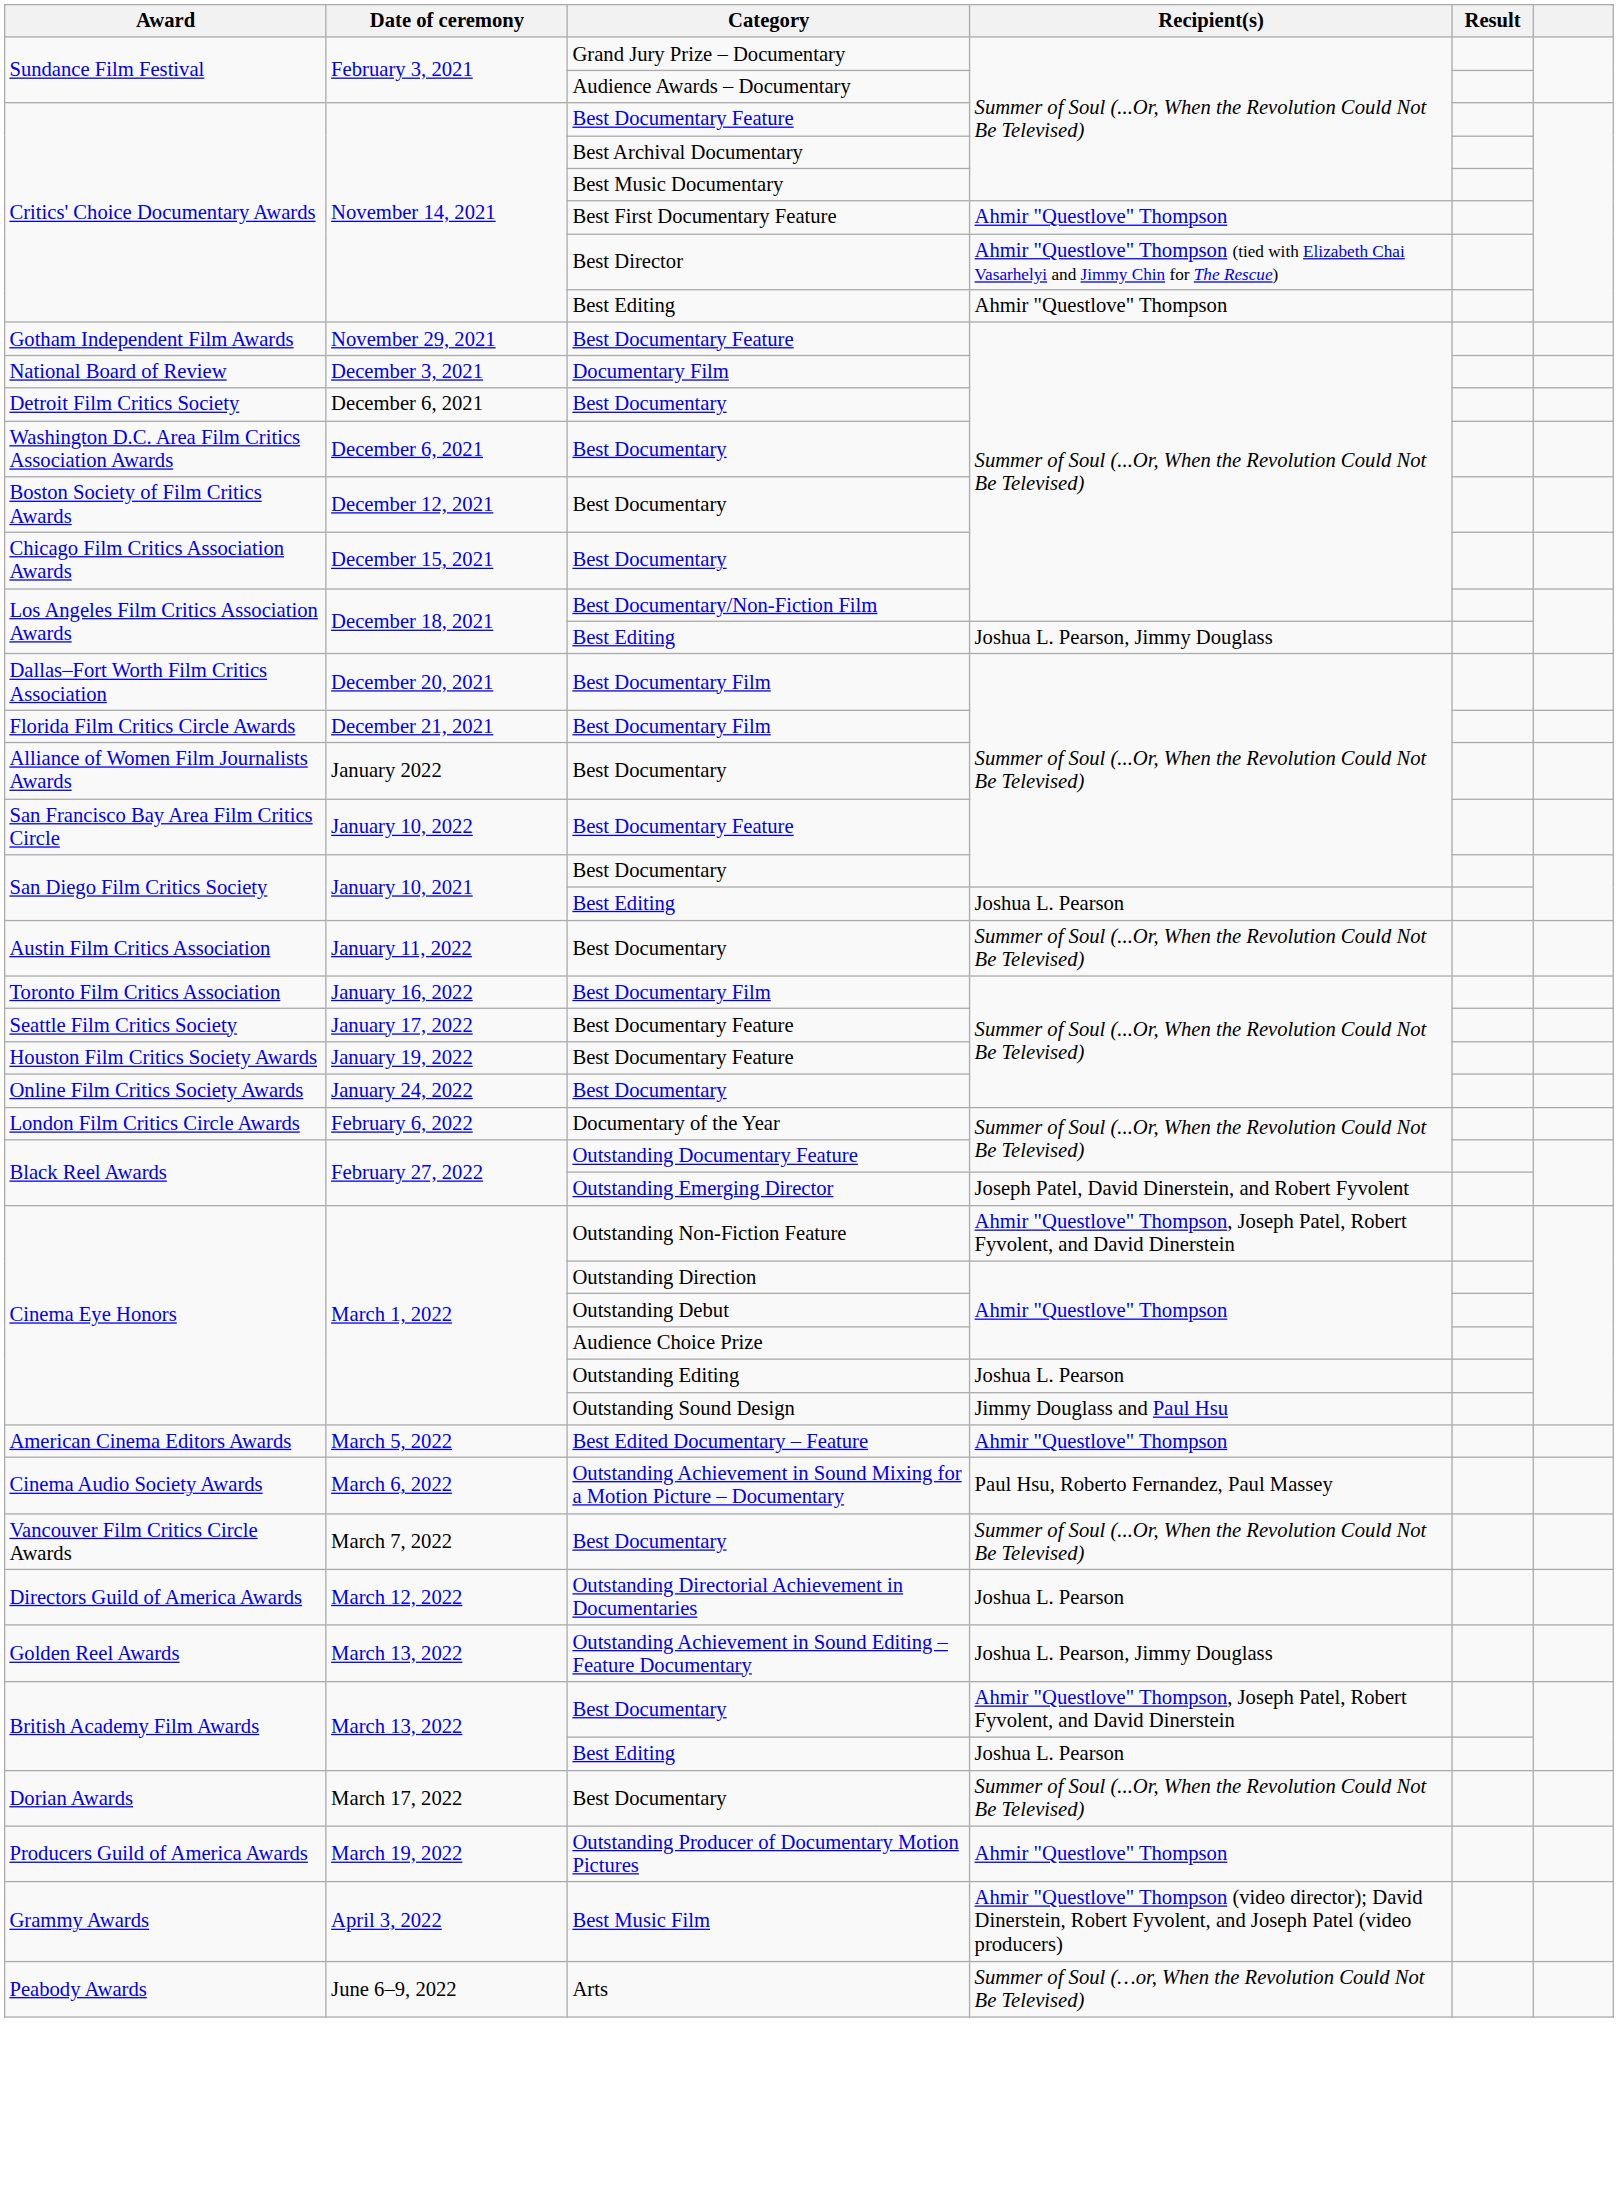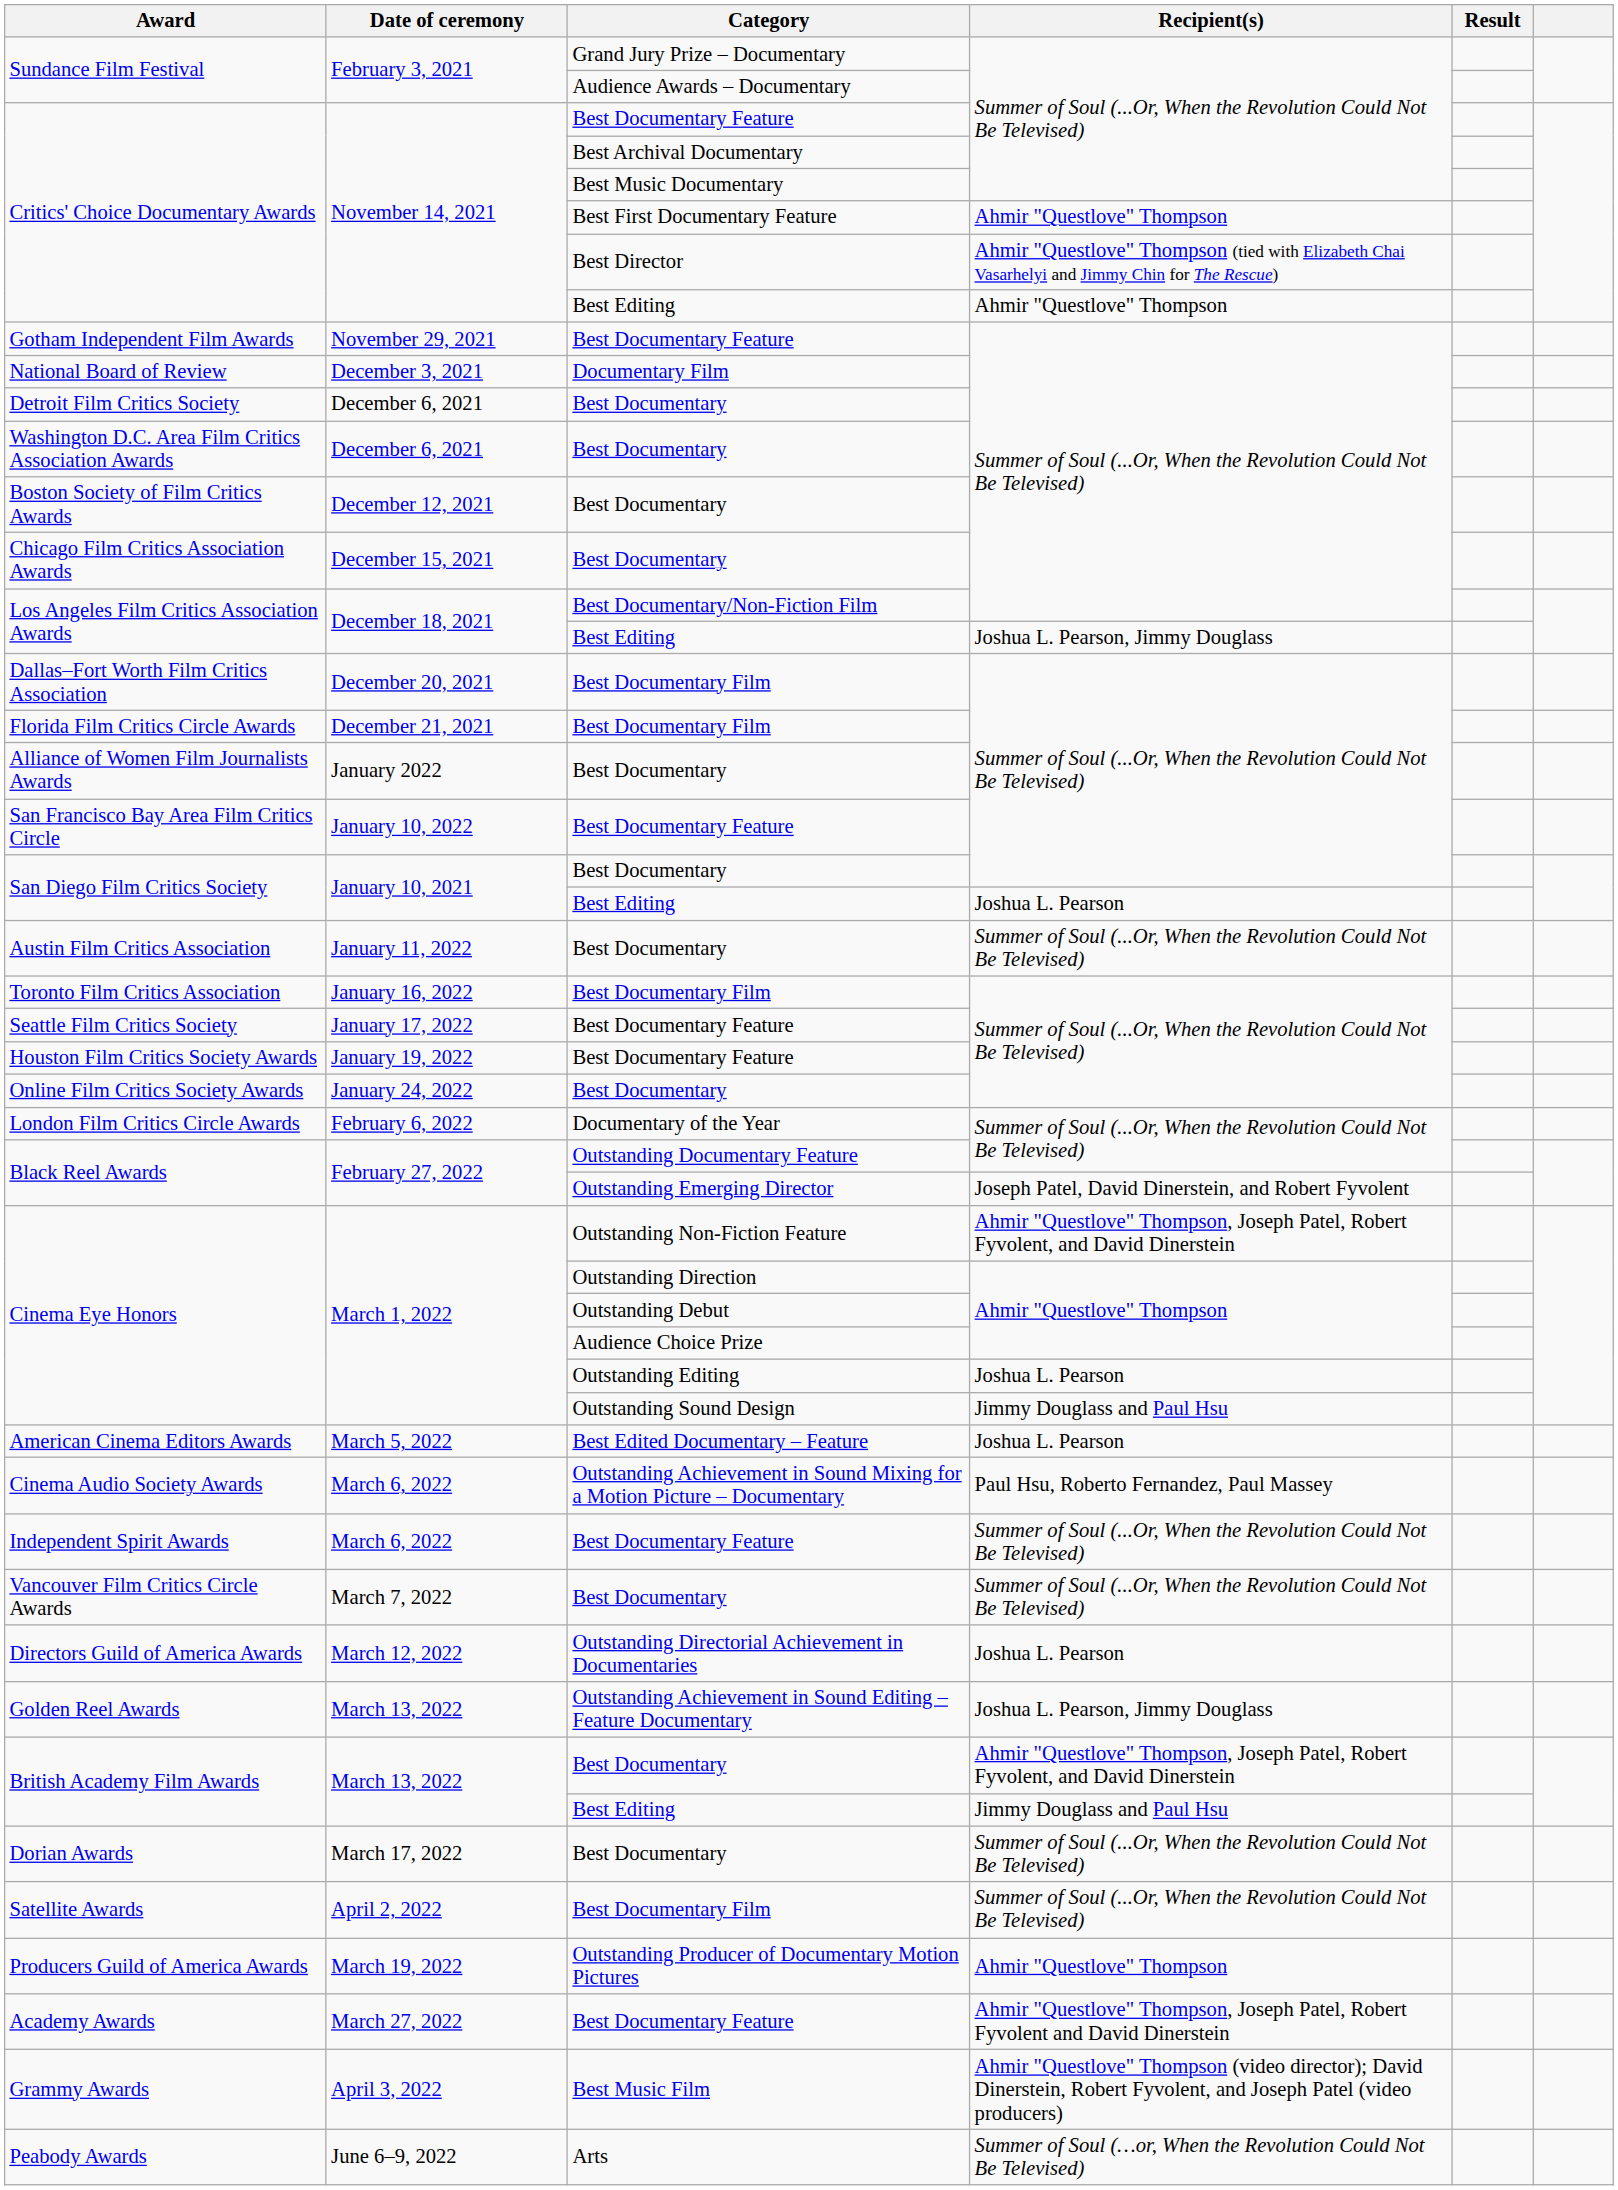(1101, 1440) Ahmir "Questlove" Thompson -> (1049, 1440) Joshua L. Pearson
+ row: (119, 1541)
(1049, 1753) Joshua L. Pearson -> (1101, 1809) Jimmy Douglass and Paul Hsu
+ row: (76, 1909)
+ row: (82, 2021)
